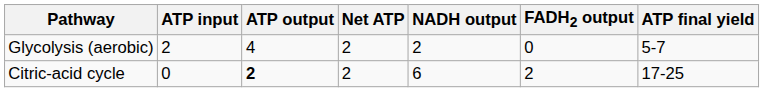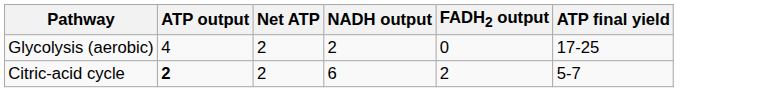- column: (200, 19)
(653, 47) 5-7 -> (578, 47) 17-25
(663, 73) 17-25 -> (569, 73) 5-7
